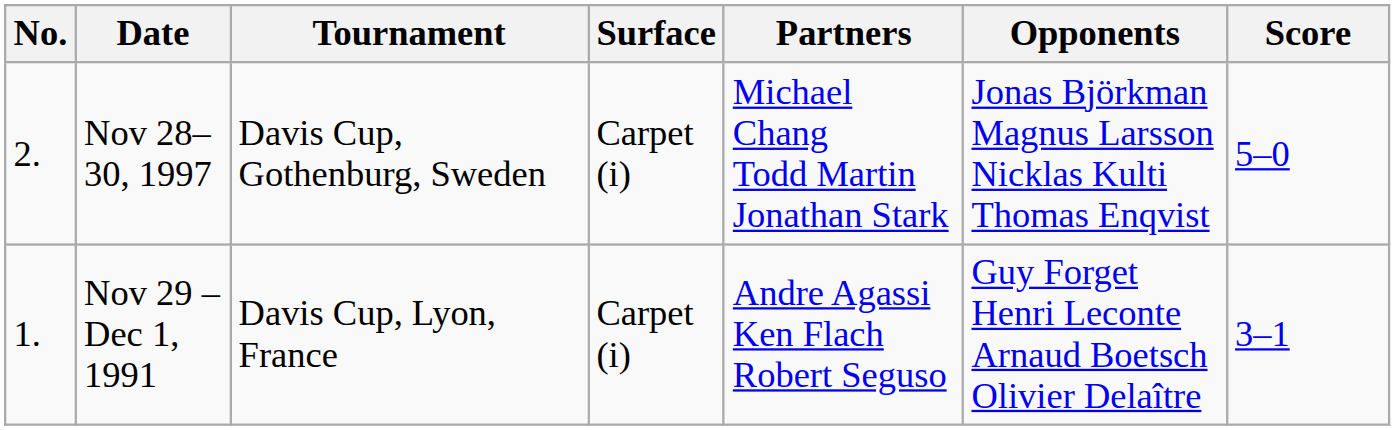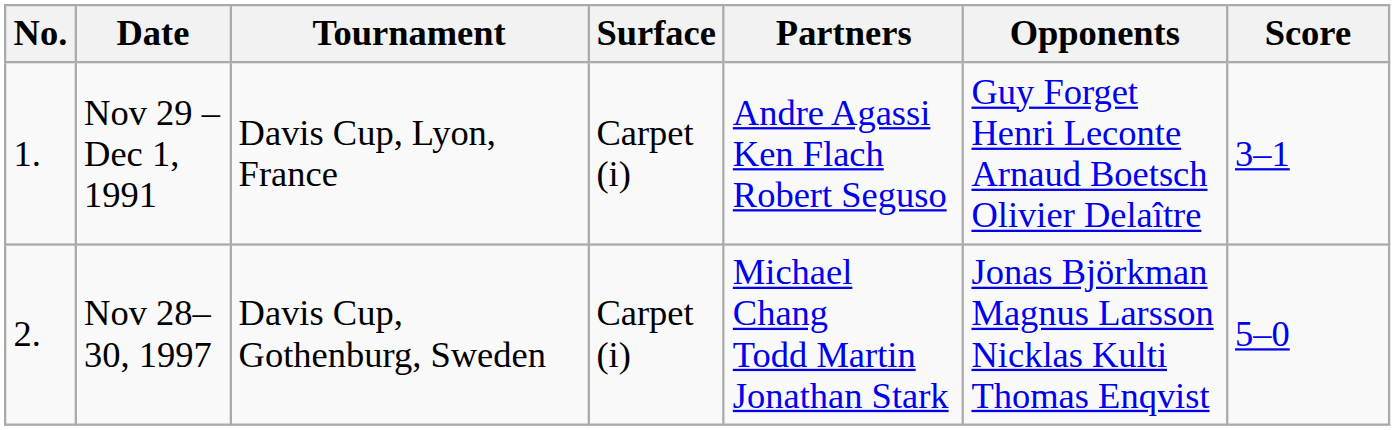rows swapped: (152, 333) <-> (148, 152)
